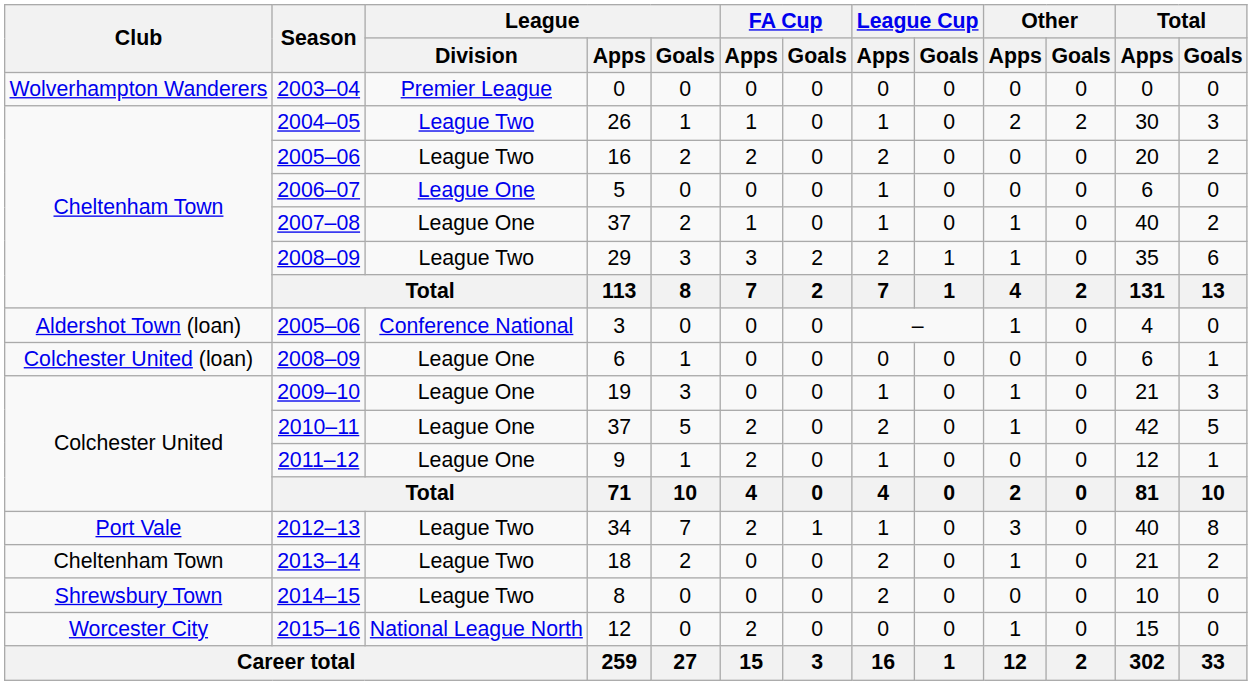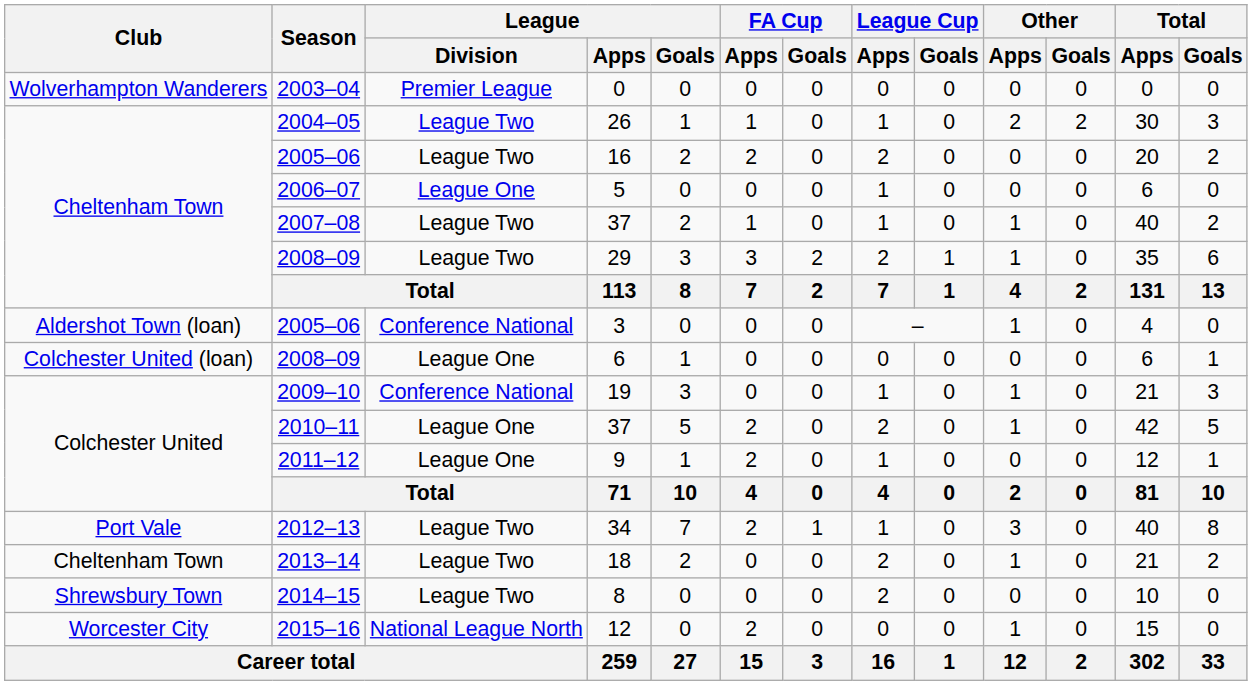(476, 223) League One -> (476, 223) League Two
(476, 392) League One -> (476, 392) Conference National
